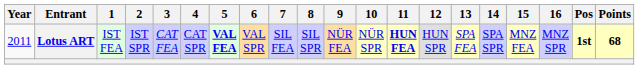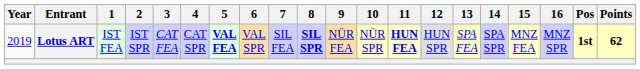(19, 41) 2011 -> (19, 41) 2019
(311, 41) normal -> (311, 41) bold
(615, 41) 68 -> (616, 41) 62
